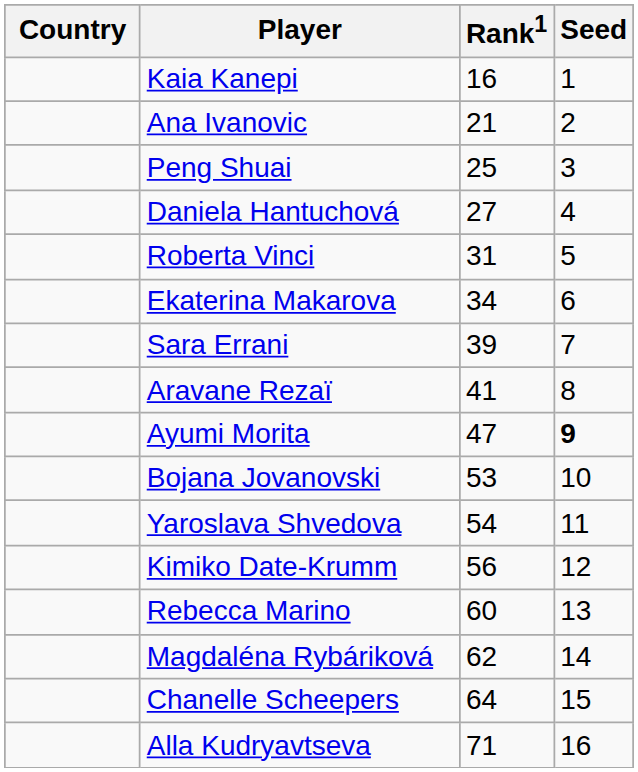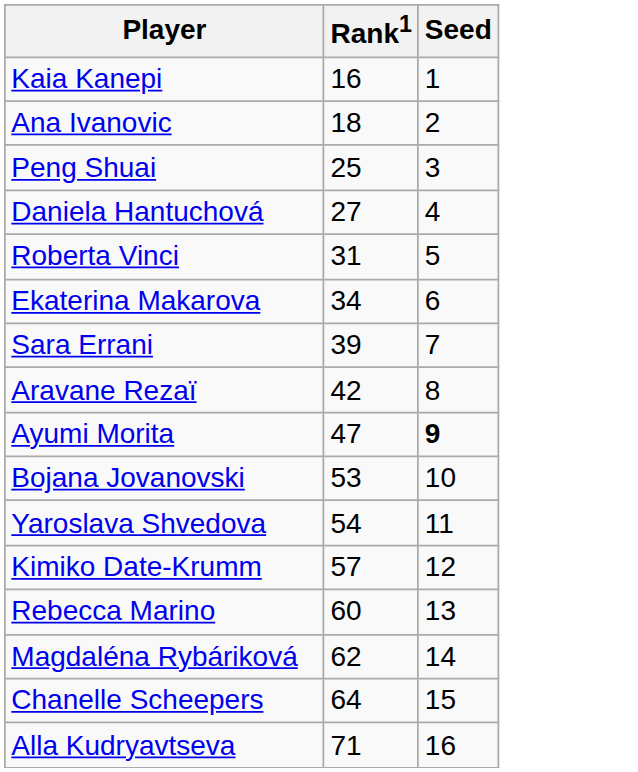- column: (73, 30)
(481, 123) 21 -> (346, 123) 18
(481, 389) 41 -> (346, 389) 42
(481, 567) 56 -> (346, 567) 57
